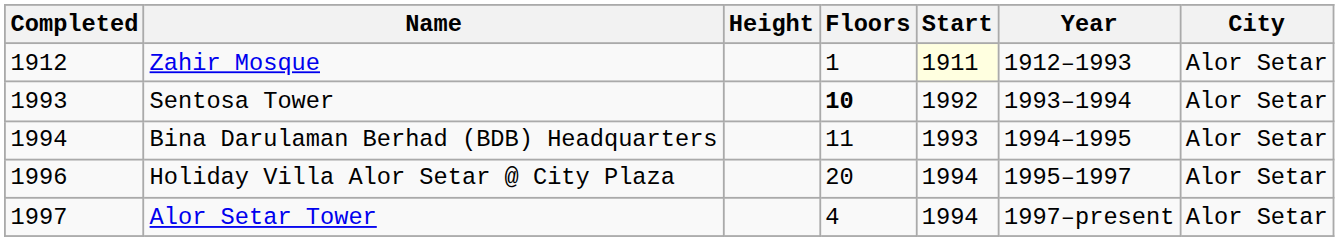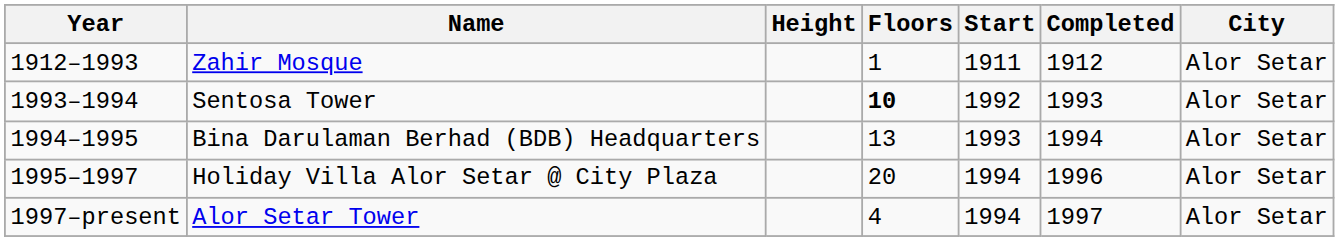columns swapped: (1089, 24) <-> (74, 24)
(950, 63) lightyellow background -> (993, 63) no background
(839, 140) 11 -> (882, 140) 13
